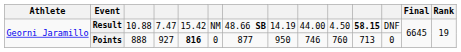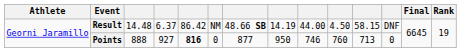(139, 26) 10.88 -> (139, 26) 14.48
(166, 26) 7.47 -> (166, 26) 6.37
(193, 26) 15.42 -> (193, 26) 86.42
(367, 26) bold -> (367, 26) normal
